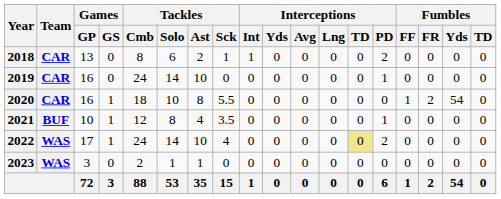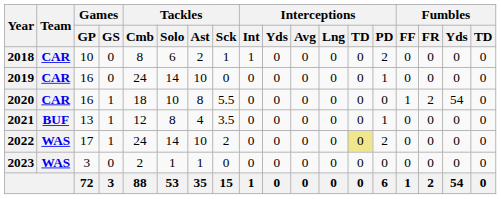(87, 57) 13 -> (87, 57) 10
(87, 120) 10 -> (87, 120) 13
(226, 141) 4 -> (226, 141) 2
